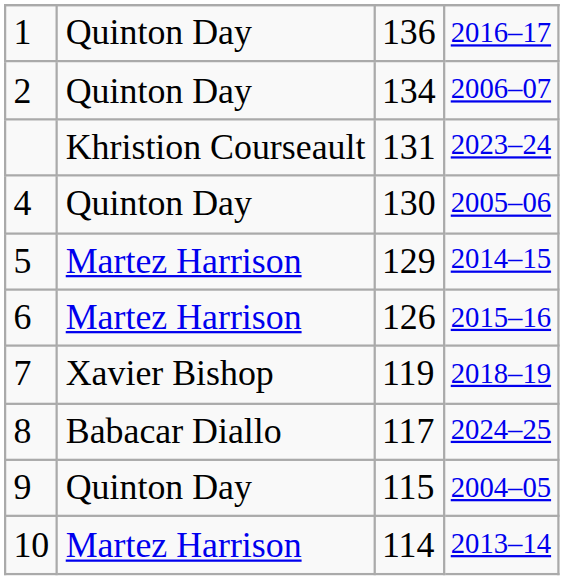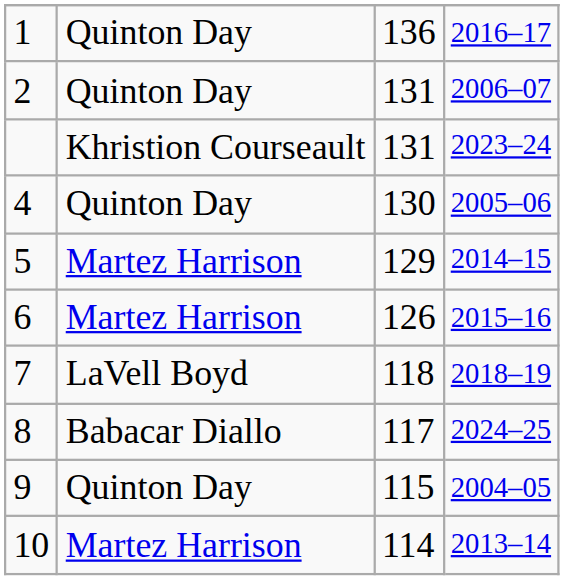(409, 89) 134 -> (409, 89) 131
(170, 373) Xavier Bishop -> (157, 373) LaVell Boyd
(408, 373) 119 -> (408, 373) 118
